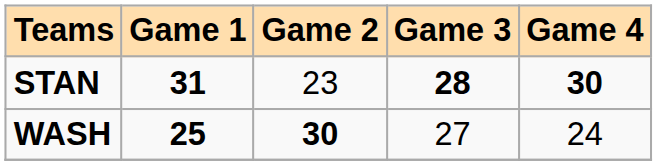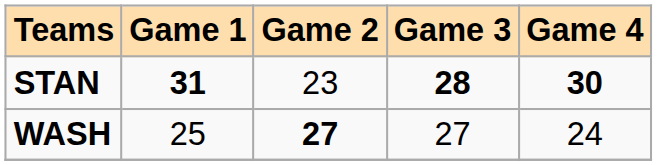(188, 133) bold -> (188, 133) normal
(320, 133) 30 -> (320, 133) 27
